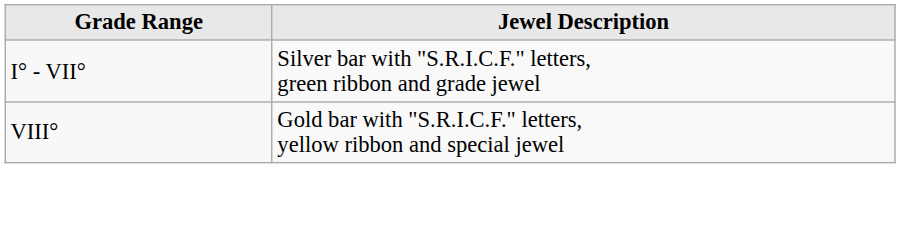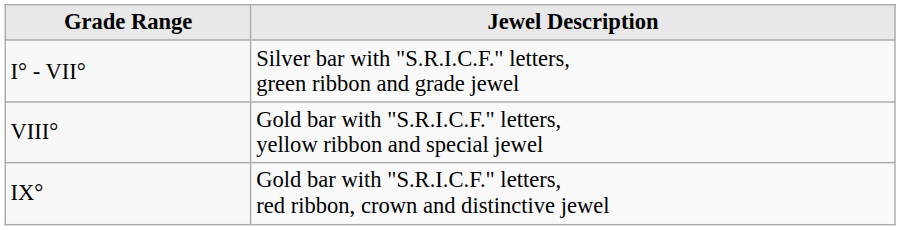+ row: (27, 193)
